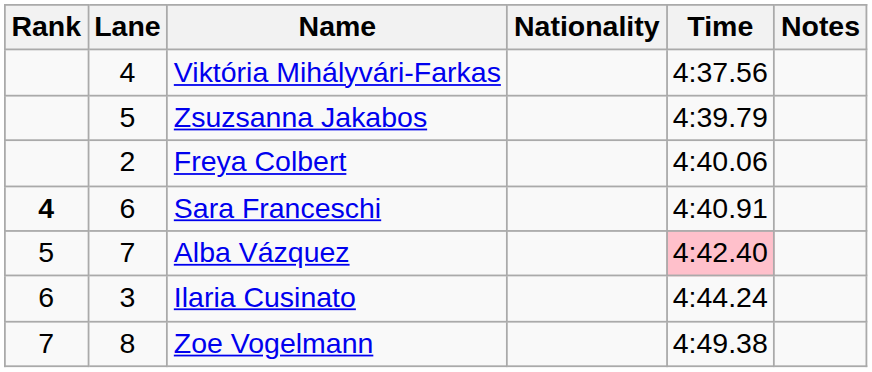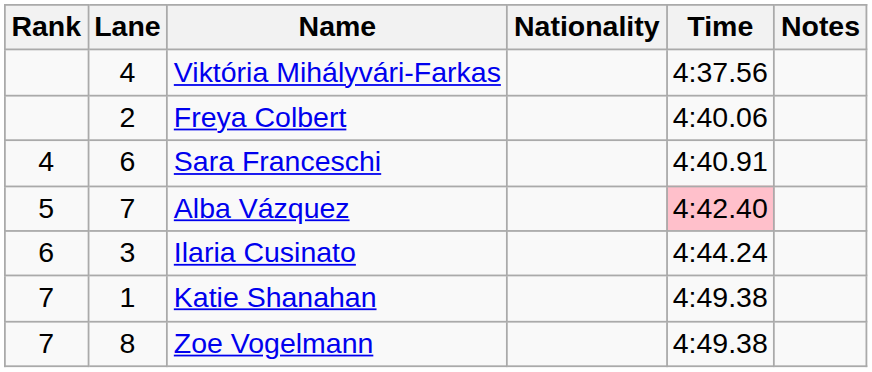- row: (300, 117)
(46, 207) bold -> (46, 162) normal
+ row: (275, 298)
